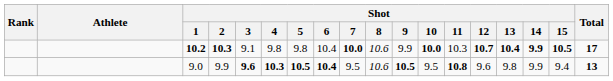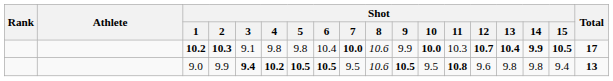(248, 66) 9.6 -> (248, 66) 9.4
(274, 66) 10.3 -> (274, 66) 10.2
(327, 66) 10.4 -> (327, 66) 10.5
(536, 66) 9.9 -> (536, 66) 9.8
